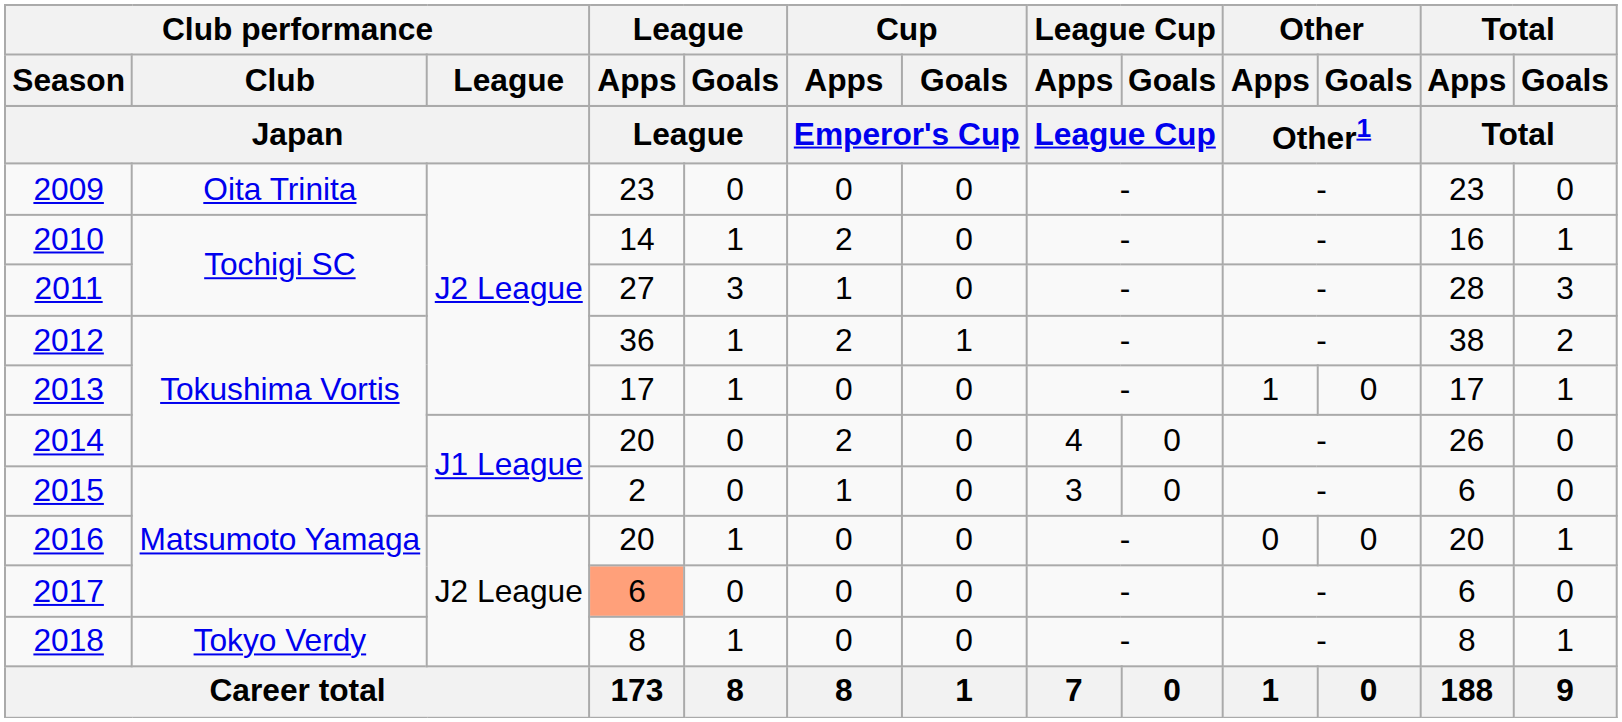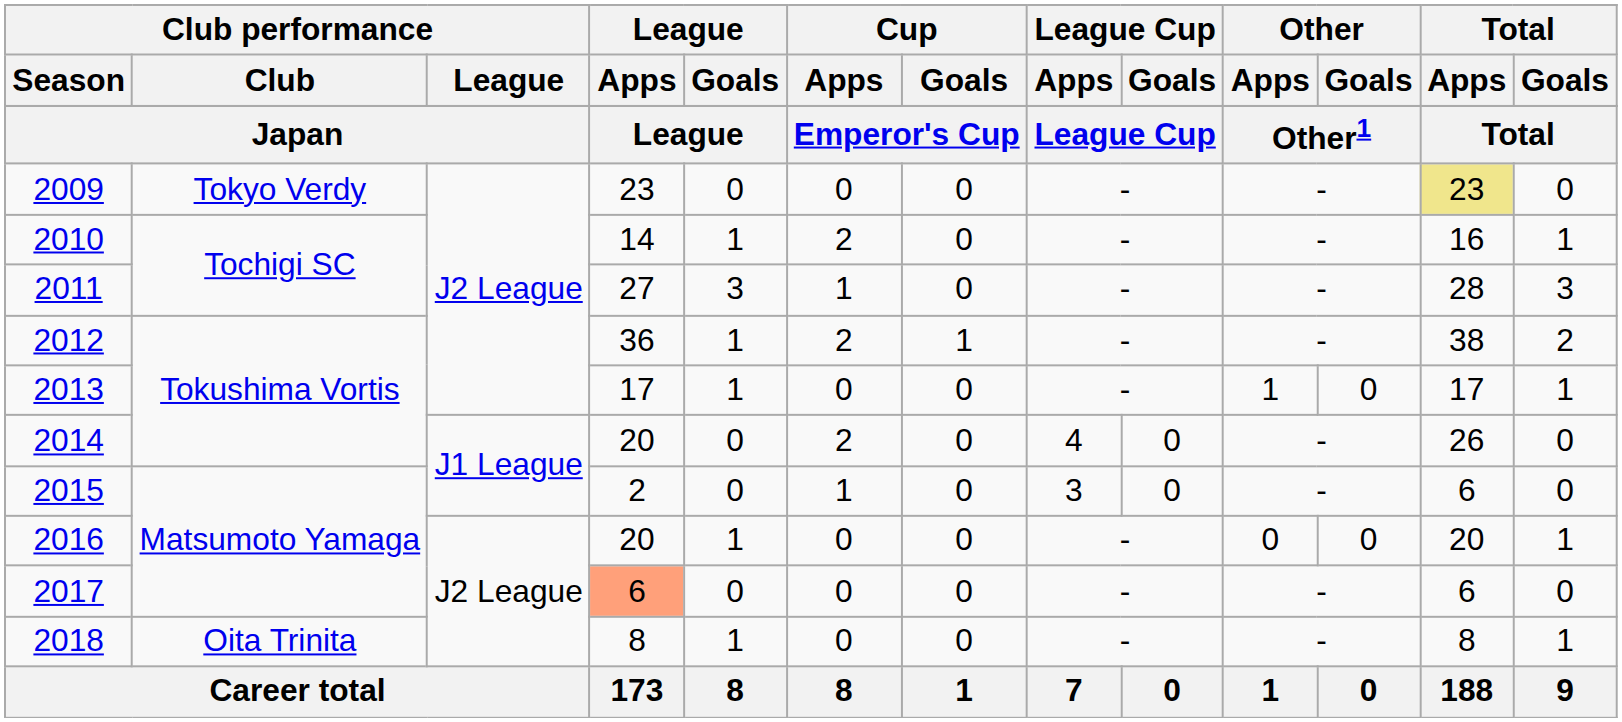(280, 188) Oita Trinita -> (280, 188) Tokyo Verdy
(1467, 188) no background -> (1467, 188) khaki background
(280, 641) Tokyo Verdy -> (280, 641) Oita Trinita
